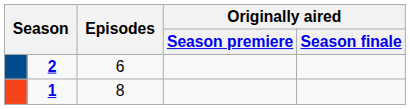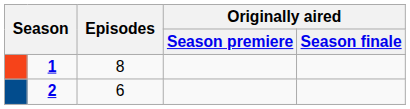rows swapped: (52, 91) <-> (52, 66)
